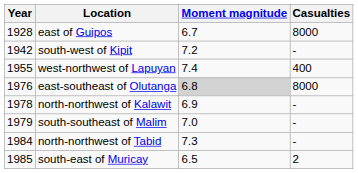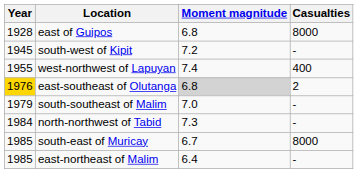(190, 31) 6.7 -> (190, 31) 6.8
(20, 50) 1942 -> (20, 50) 1945
(20, 86) no background -> (20, 86) gold background
(305, 86) 8000 -> (296, 86) 2
- row: (105, 104)
(190, 159) 6.5 -> (190, 141) 6.7
(296, 159) 2 -> (305, 141) 8000
+ row: (98, 159)
